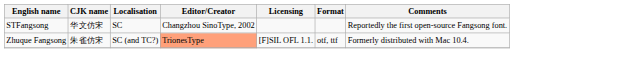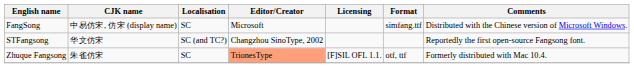+ row: (23, 25)
(117, 25) SC -> (204, 40) SC (and TC?)
(135, 40) SC (and TC?) -> (186, 55) SC
